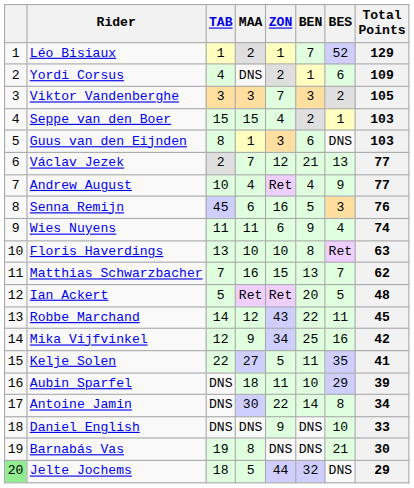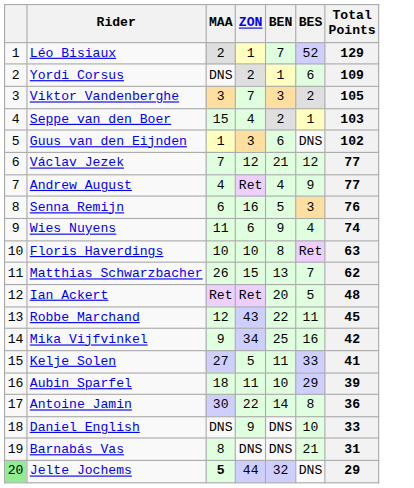- column: (221, 23)
(382, 141) 103 -> (352, 141) 102
(340, 163) 13 -> (310, 163) 12
(251, 273) 16 -> (221, 273) 26
(340, 361) 35 -> (310, 361) 33
(382, 405) 34 -> (352, 405) 36
(382, 449) 30 -> (352, 449) 31
(251, 471) normal -> (221, 471) bold
